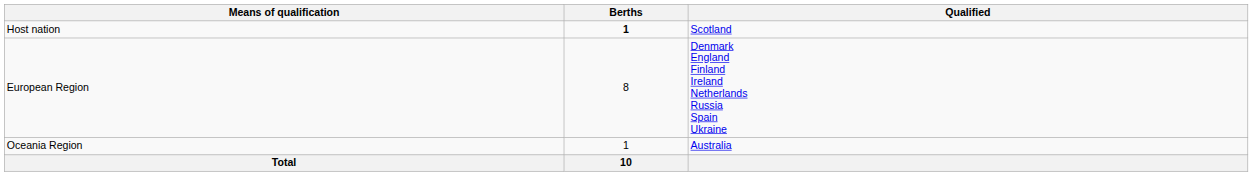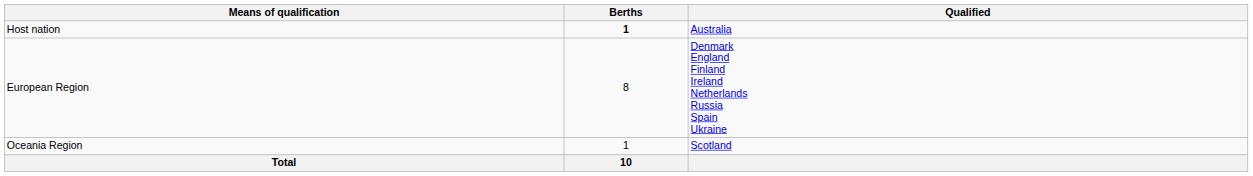(711, 29) Scotland -> (711, 29) Australia
(711, 146) Australia -> (711, 146) Scotland
